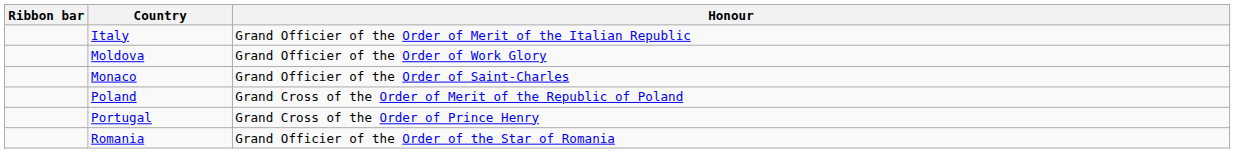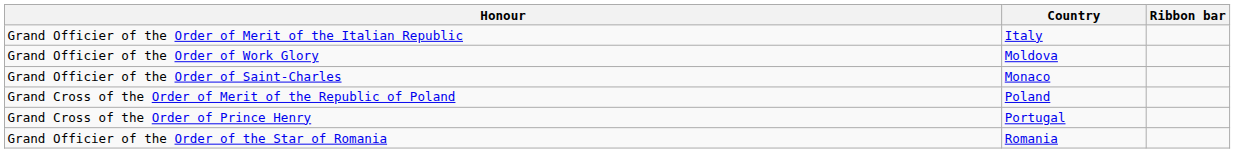columns swapped: (46, 15) <-> (731, 15)
